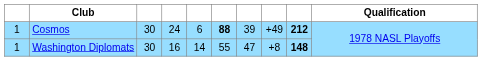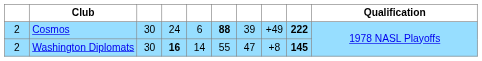(17, 30) 1 -> (17, 30) 2
(299, 30) 212 -> (299, 30) 222
(17, 47) 1 -> (17, 47) 2
(175, 47) normal -> (175, 47) bold
(299, 47) 148 -> (299, 47) 145
